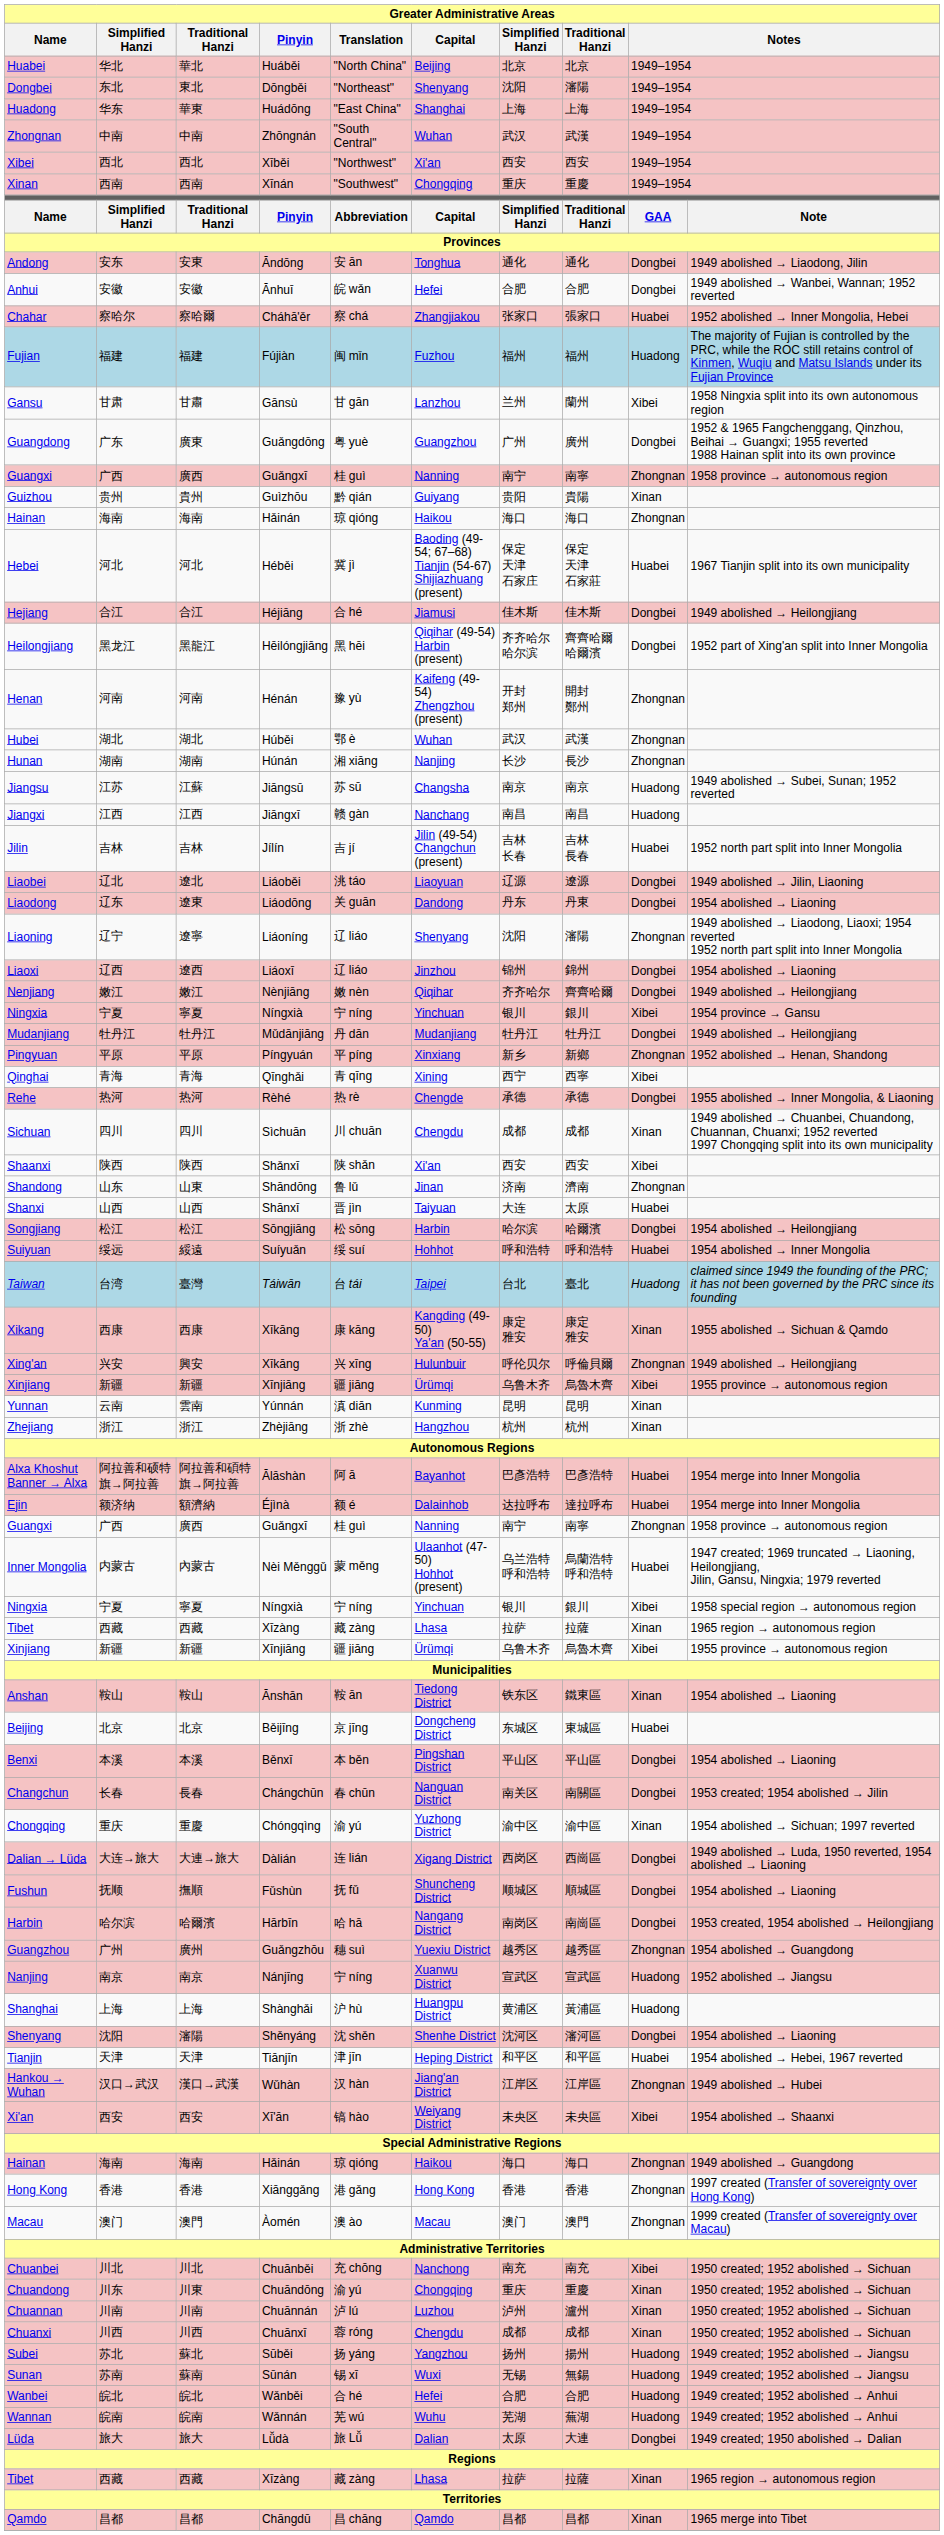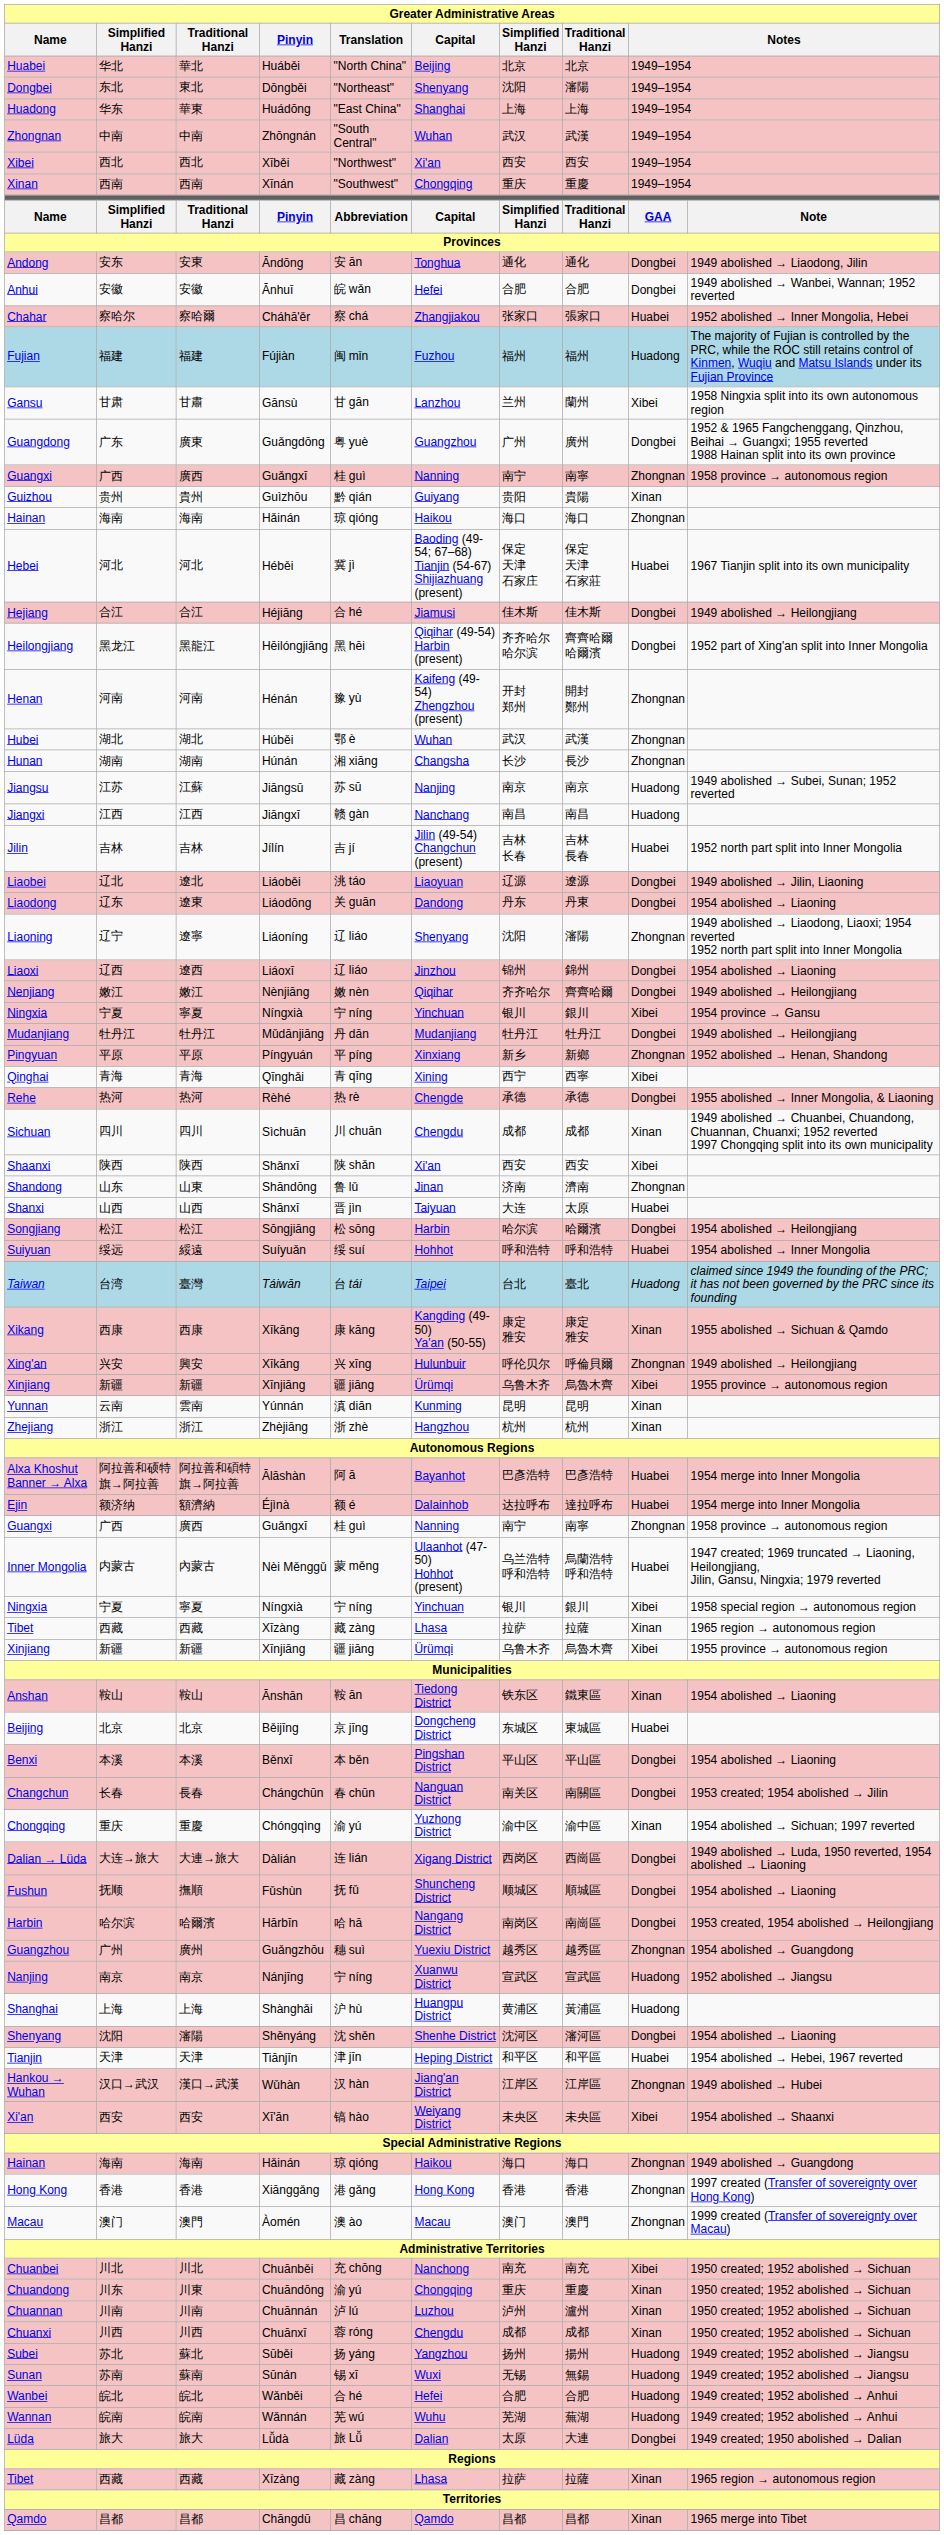(435, 760) Nanjing -> (442, 760) Changsha
(442, 787) Changsha -> (435, 787) Nanjing
